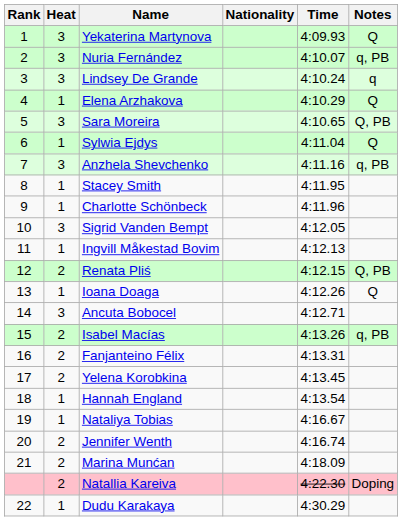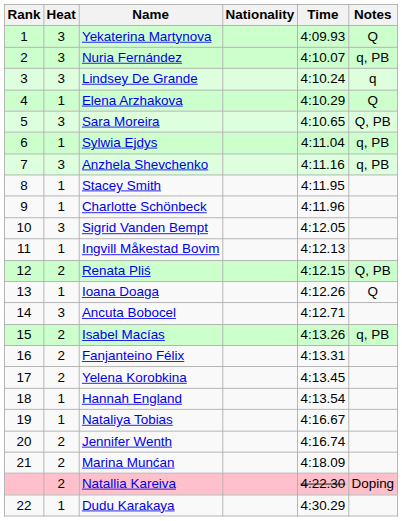(373, 143) Q -> (373, 143) q, PB
